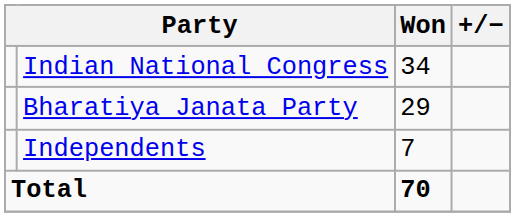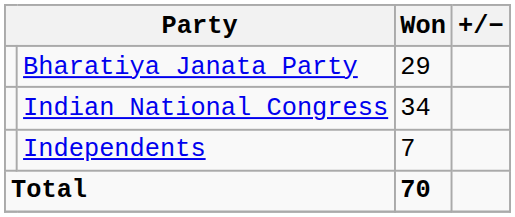rows swapped: (206, 67) <-> (190, 108)
